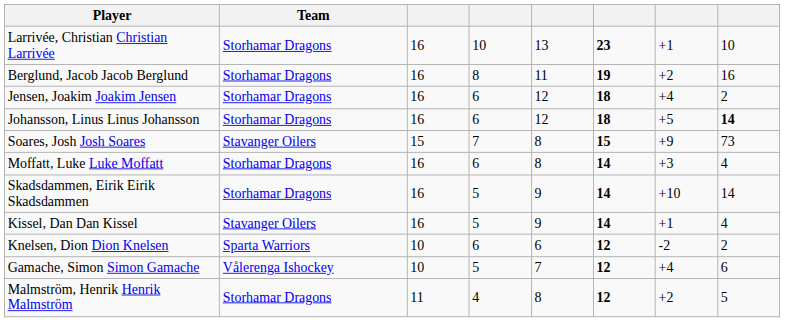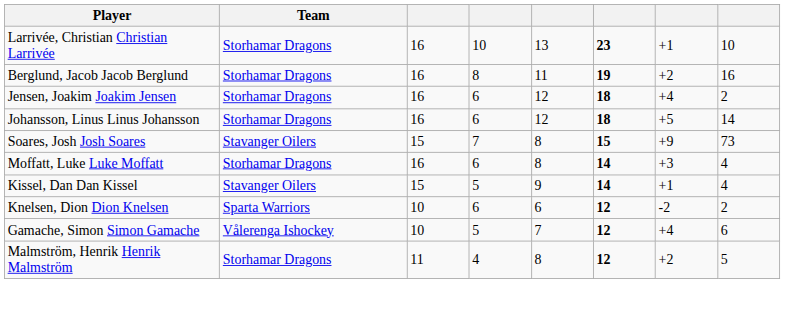(728, 119) bold -> (728, 119) normal
- row: (81, 193)
(417, 223) 16 -> (417, 185) 15
